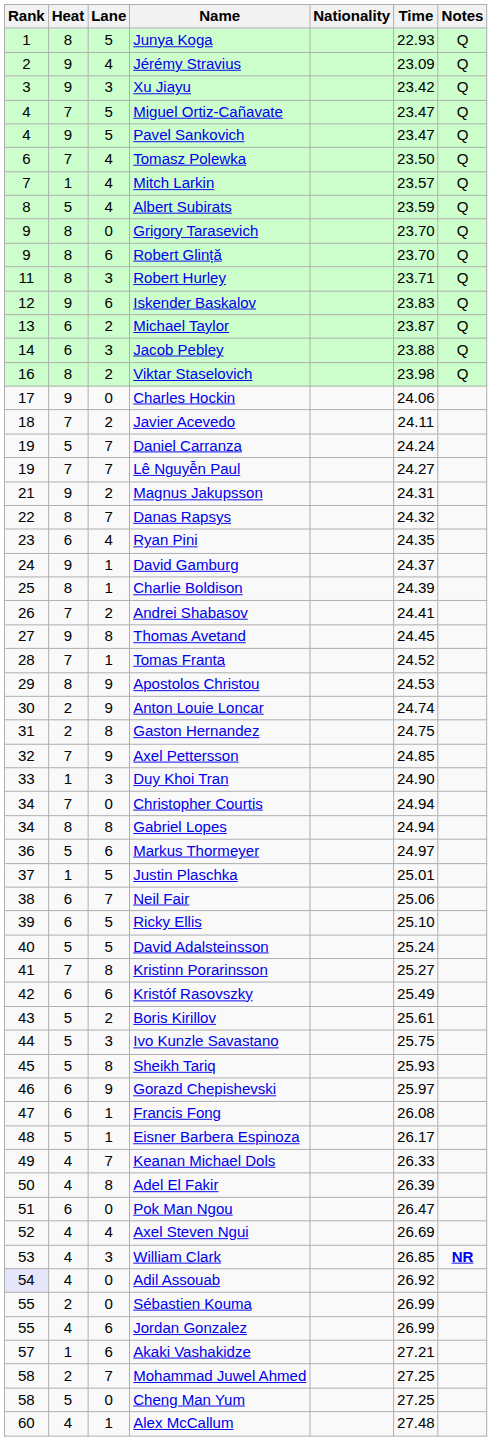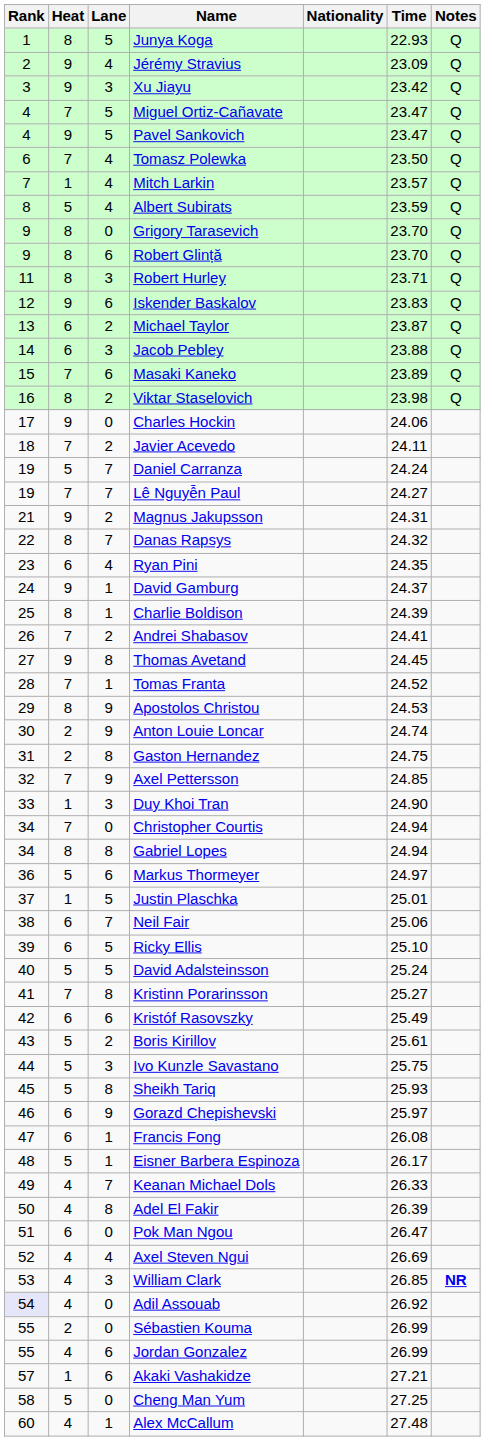+ row: (185, 374)
- row: (220, 1376)
